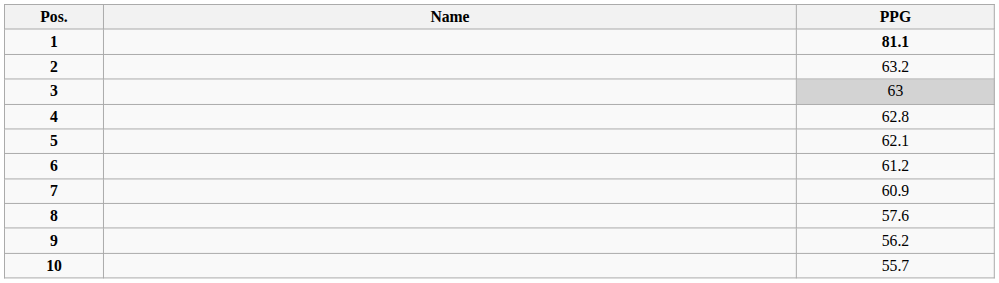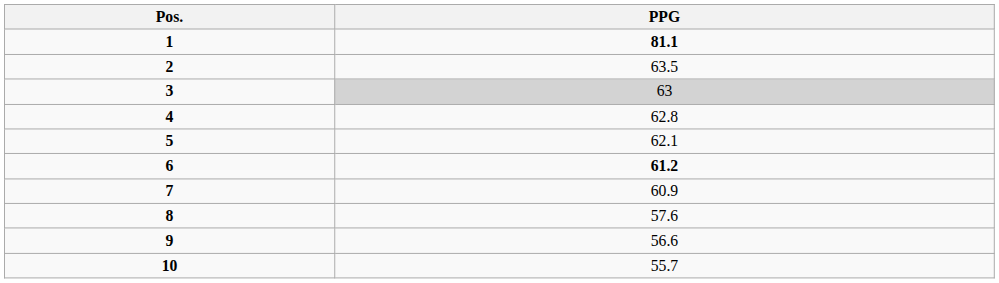- column: (450, 16)
(895, 66) 63.2 -> (664, 66) 63.5
(895, 166) normal -> (664, 166) bold
(895, 240) 56.2 -> (664, 240) 56.6
